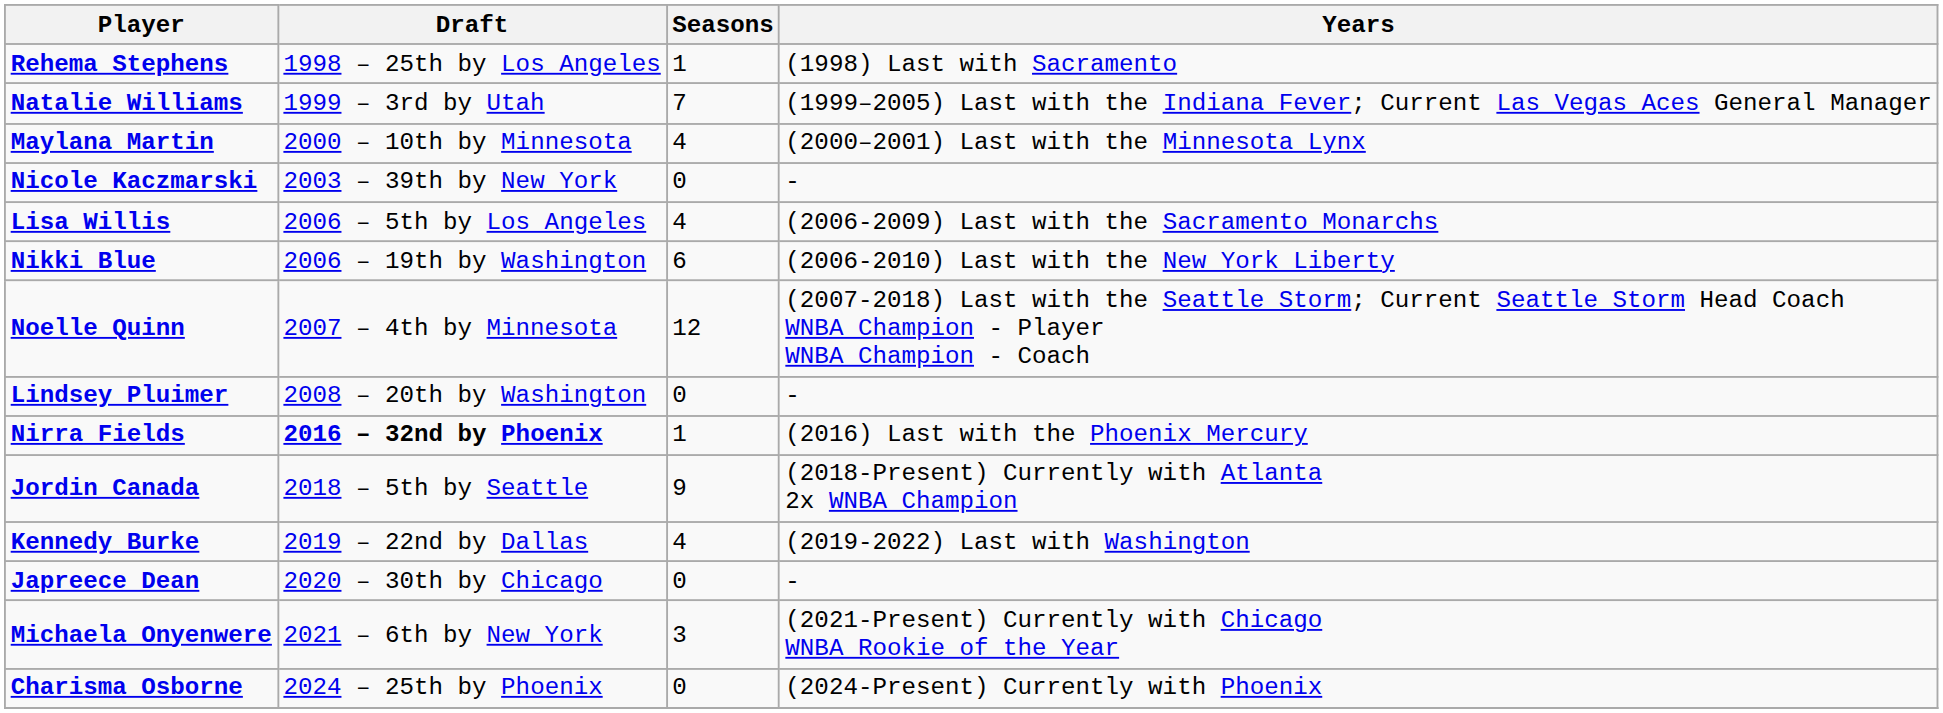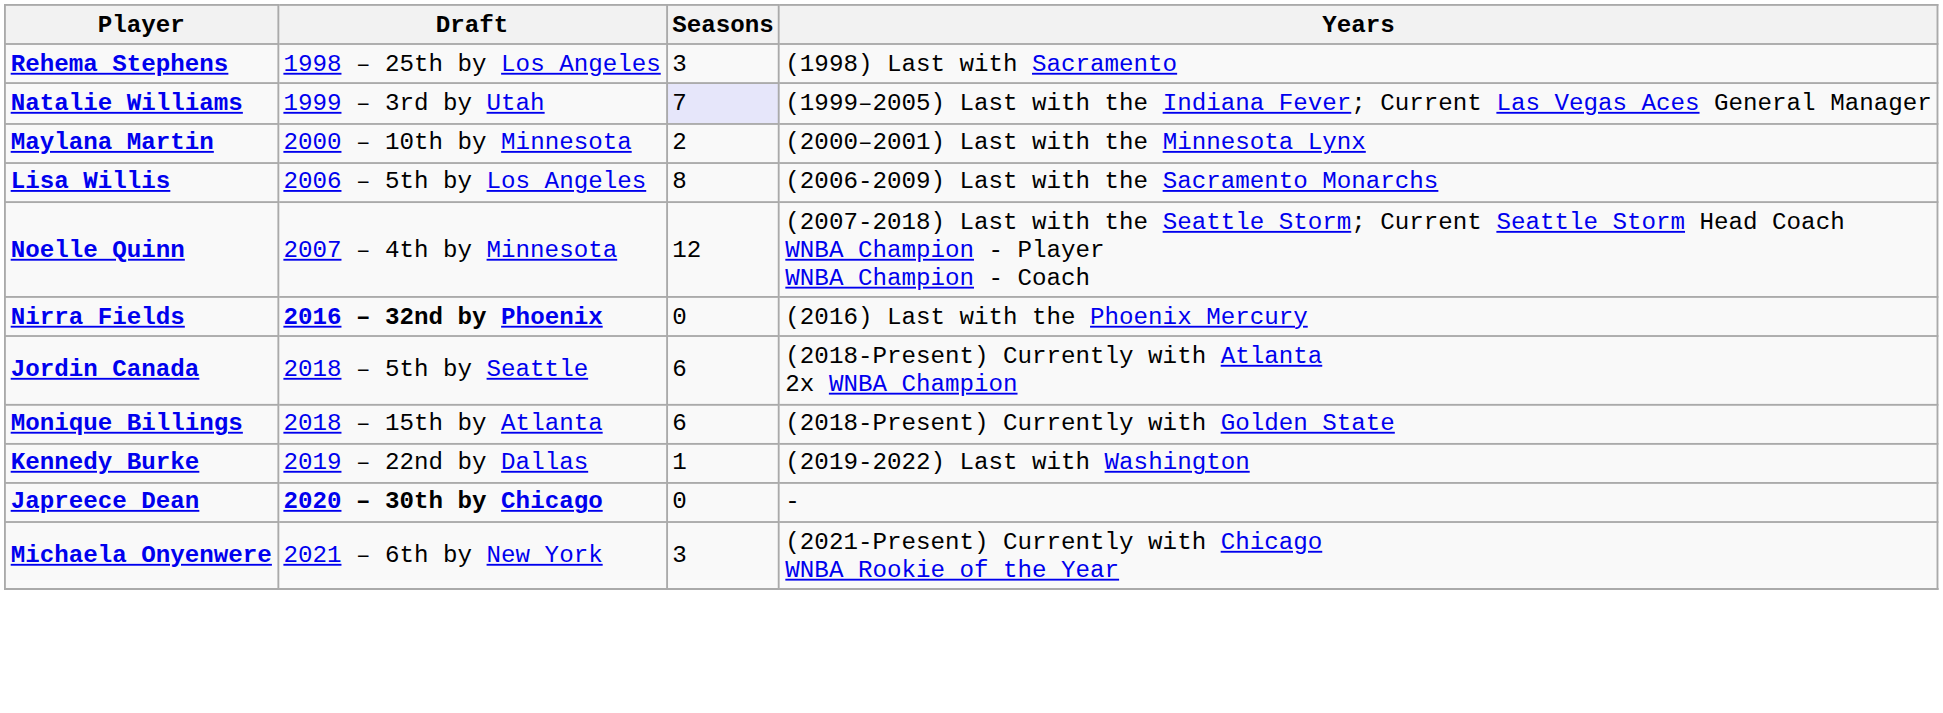(680, 64) 1 -> (680, 64) 3
(680, 103) no background -> (680, 103) lavender background
(680, 143) 4 -> (680, 143) 2
- row: (134, 182)
(680, 222) 4 -> (680, 182) 8
- row: (83, 261)
- row: (120, 396)
(680, 435) 1 -> (680, 317) 0
(680, 488) 9 -> (680, 370) 6
+ row: (127, 424)
(680, 542) 4 -> (680, 463) 1
(443, 581) normal -> (443, 502) bold
- row: (127, 688)
